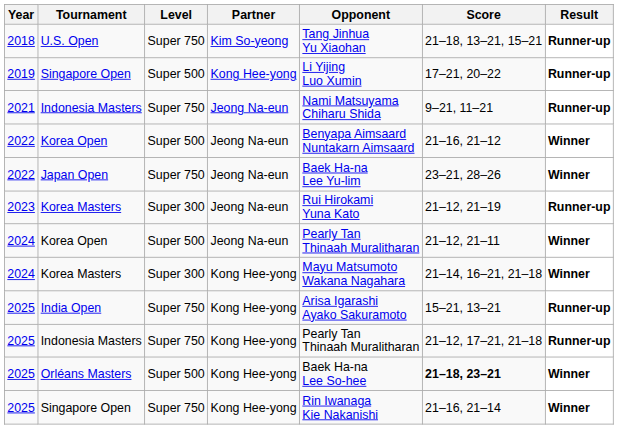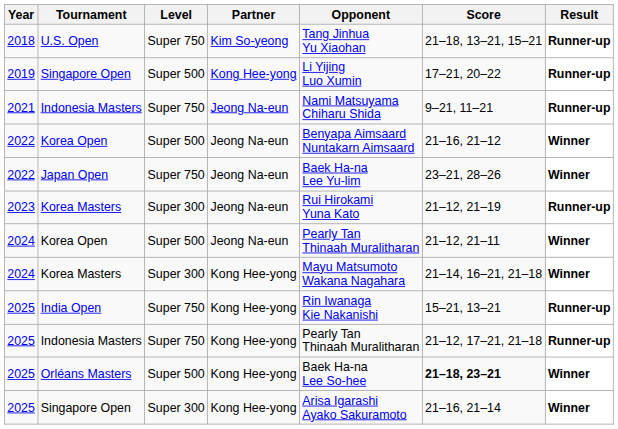(355, 308) Arisa Igarashi Ayako Sakuramoto -> (340, 308) Rin Iwanaga Kie Nakanishi
(176, 408) Super 750 -> (176, 408) Super 300
(340, 408) Rin Iwanaga Kie Nakanishi -> (355, 408) Arisa Igarashi Ayako Sakuramoto
